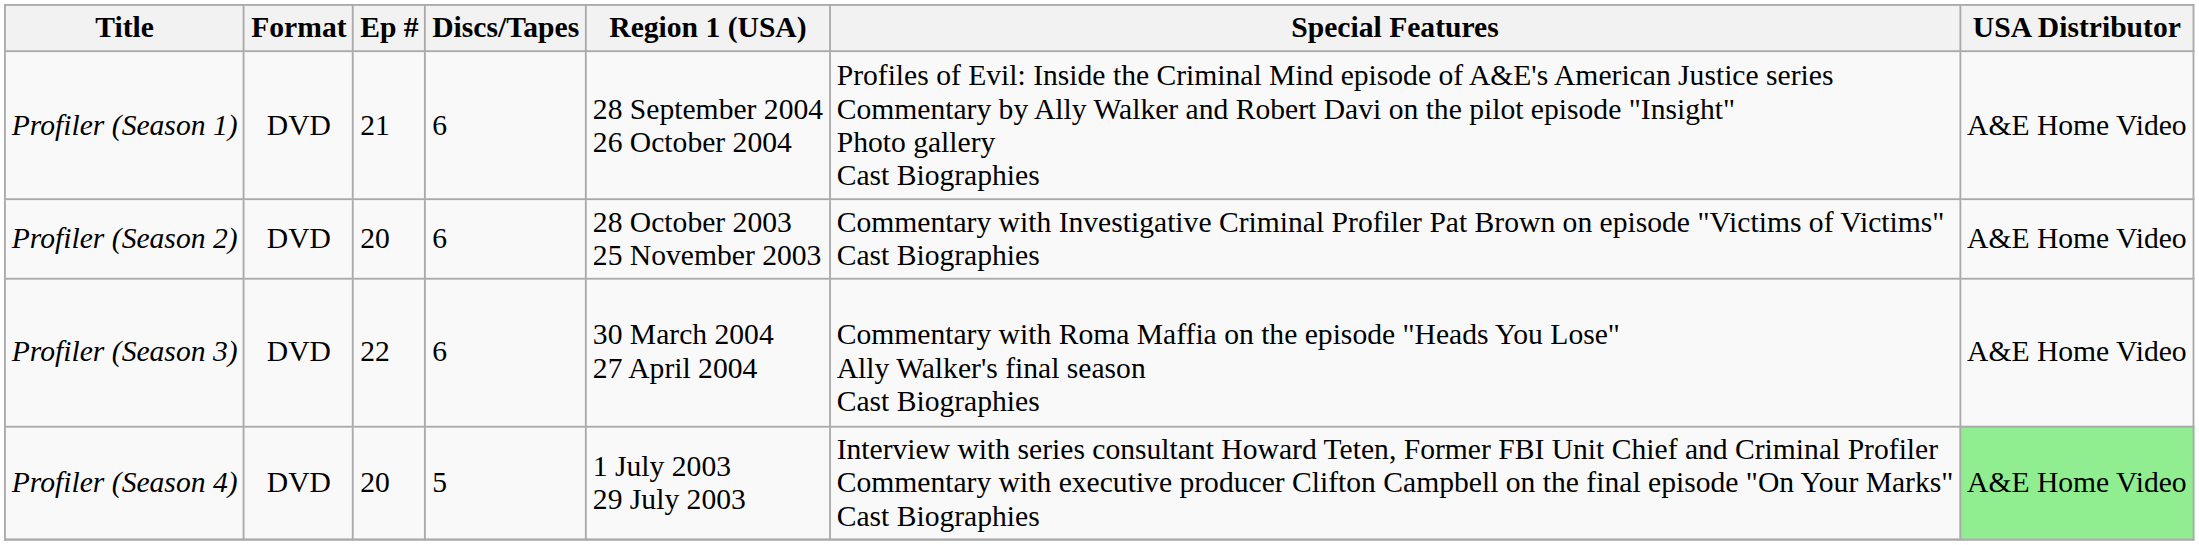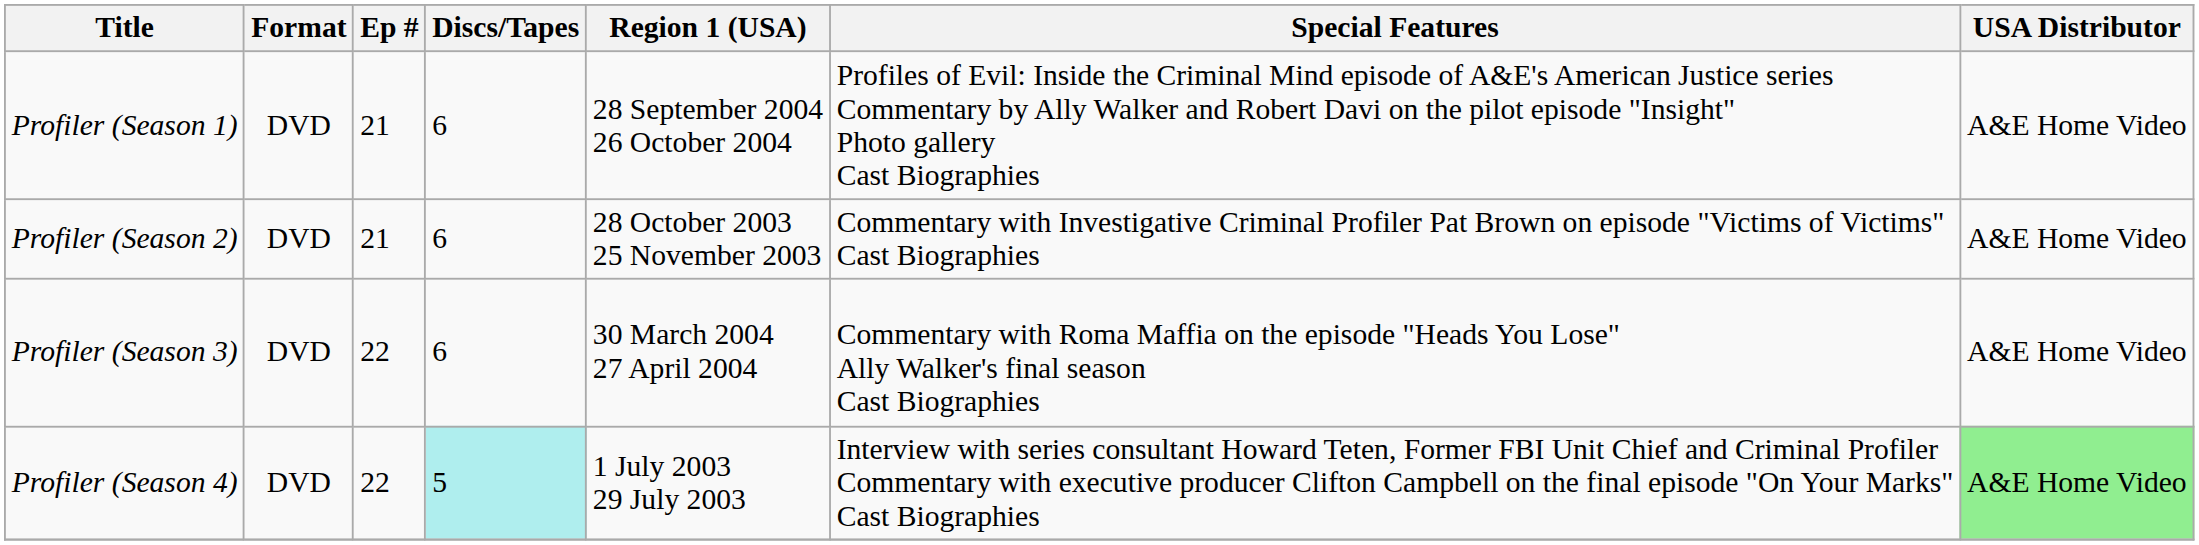(375, 238) 20 -> (375, 238) 21
(375, 482) 20 -> (375, 482) 22
(440, 482) no background -> (440, 482) paleturquoise background
